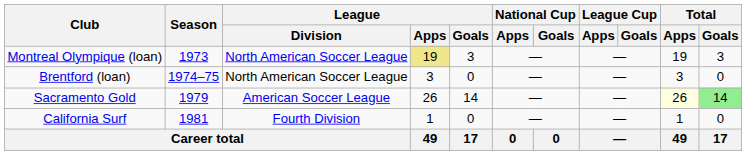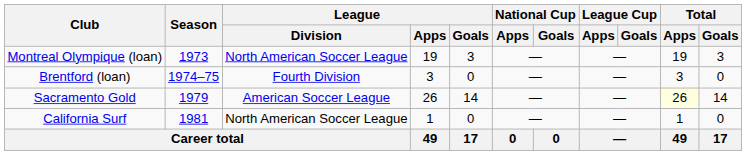(430, 56) khaki background -> (430, 56) no background
(316, 77) North American Soccer League -> (316, 77) Fourth Division
(720, 98) lightgreen background -> (720, 98) no background
(316, 118) Fourth Division -> (316, 118) North American Soccer League
